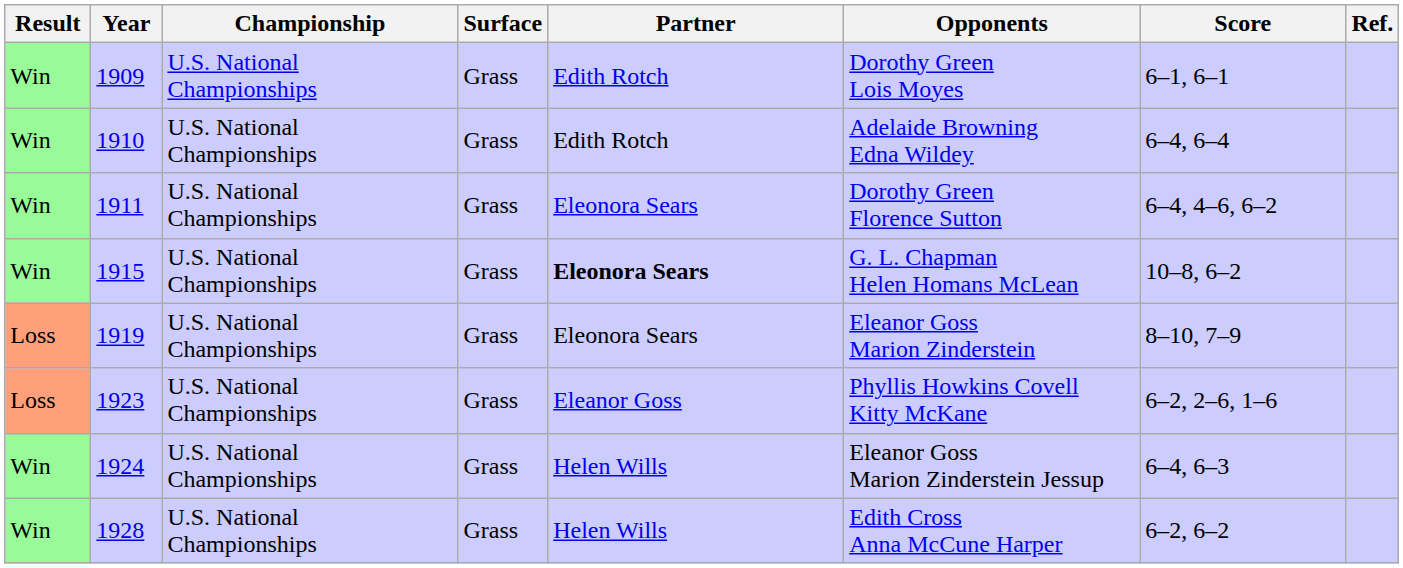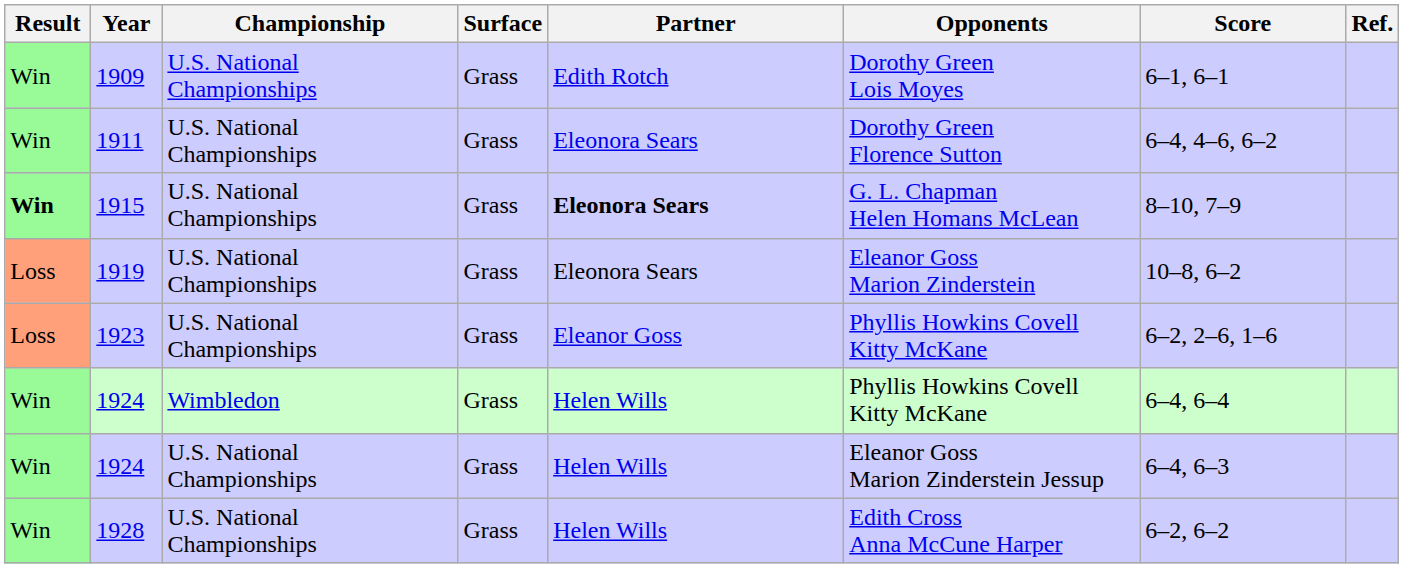- row: (120, 140)
(30, 270) normal -> (32, 205) bold
(1193, 270) 10–8, 6–2 -> (1193, 205) 8–10, 7–9
(1193, 335) 8–10, 7–9 -> (1193, 270) 10–8, 6–2
+ row: (120, 400)
